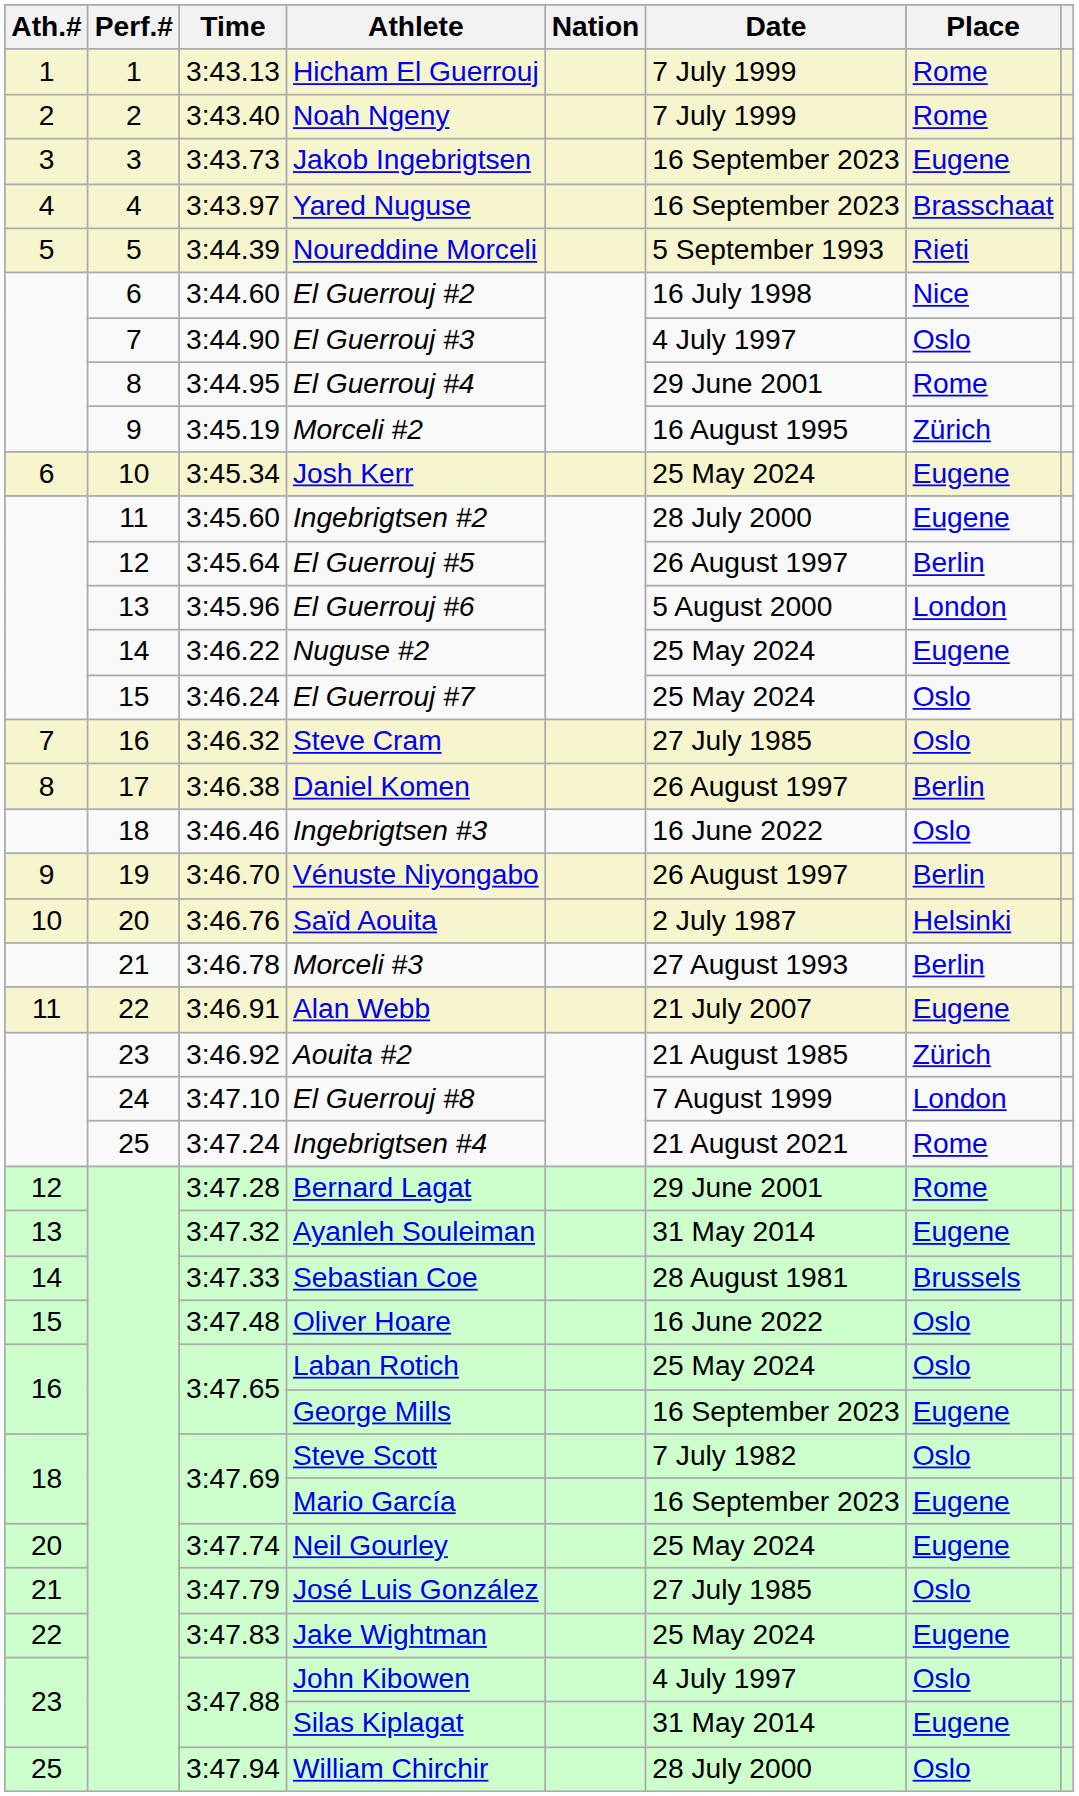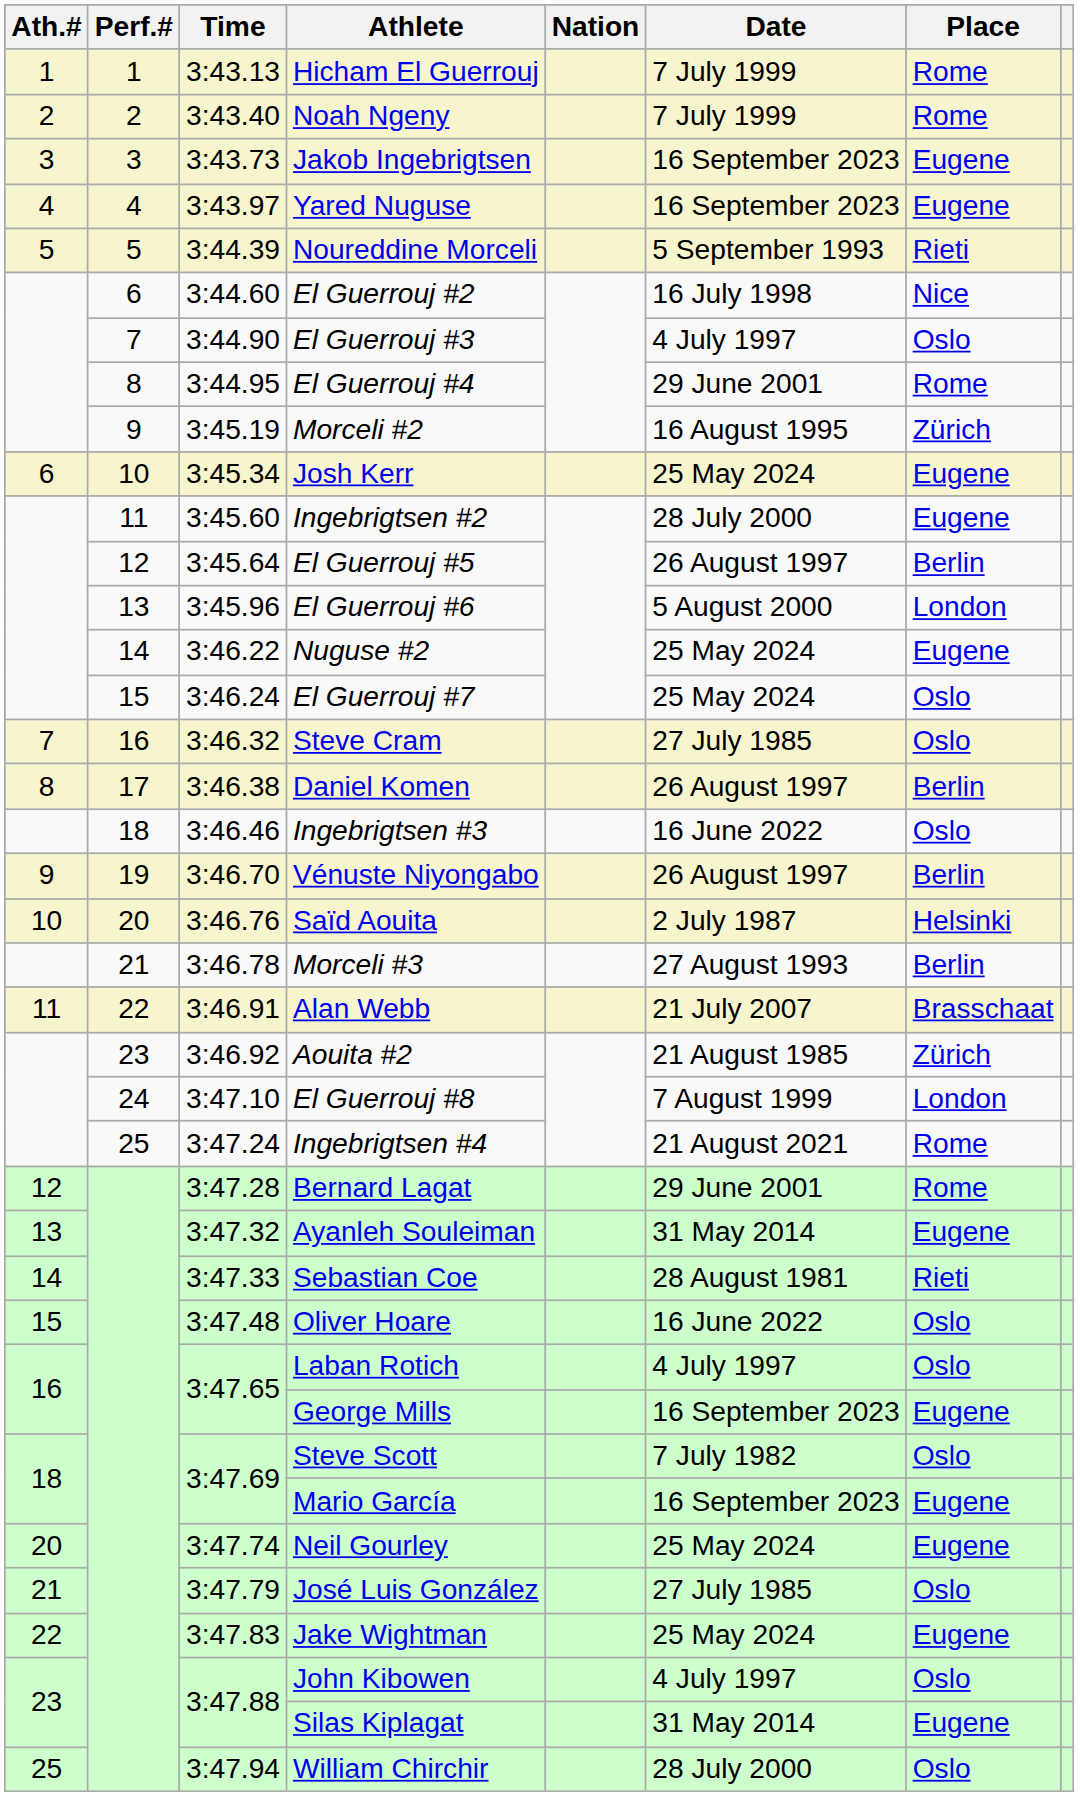(983, 205) Brasschaat -> (961, 205) Eugene
(961, 1009) Eugene -> (983, 1009) Brasschaat
(967, 1277) Brussels -> (941, 1277) Rieti
(734, 1366) 25 May 2024 -> (724, 1366) 4 July 1997
